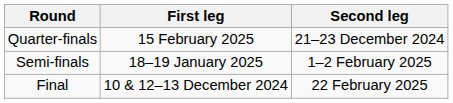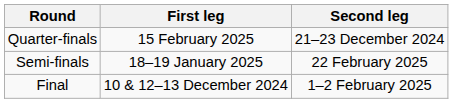(370, 62) 1–2 February 2025 -> (370, 62) 22 February 2025
(370, 86) 22 February 2025 -> (370, 86) 1–2 February 2025
